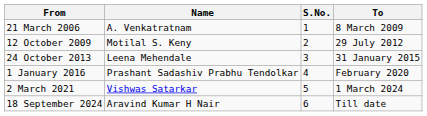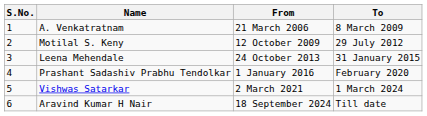columns swapped: (317, 12) <-> (54, 12)
